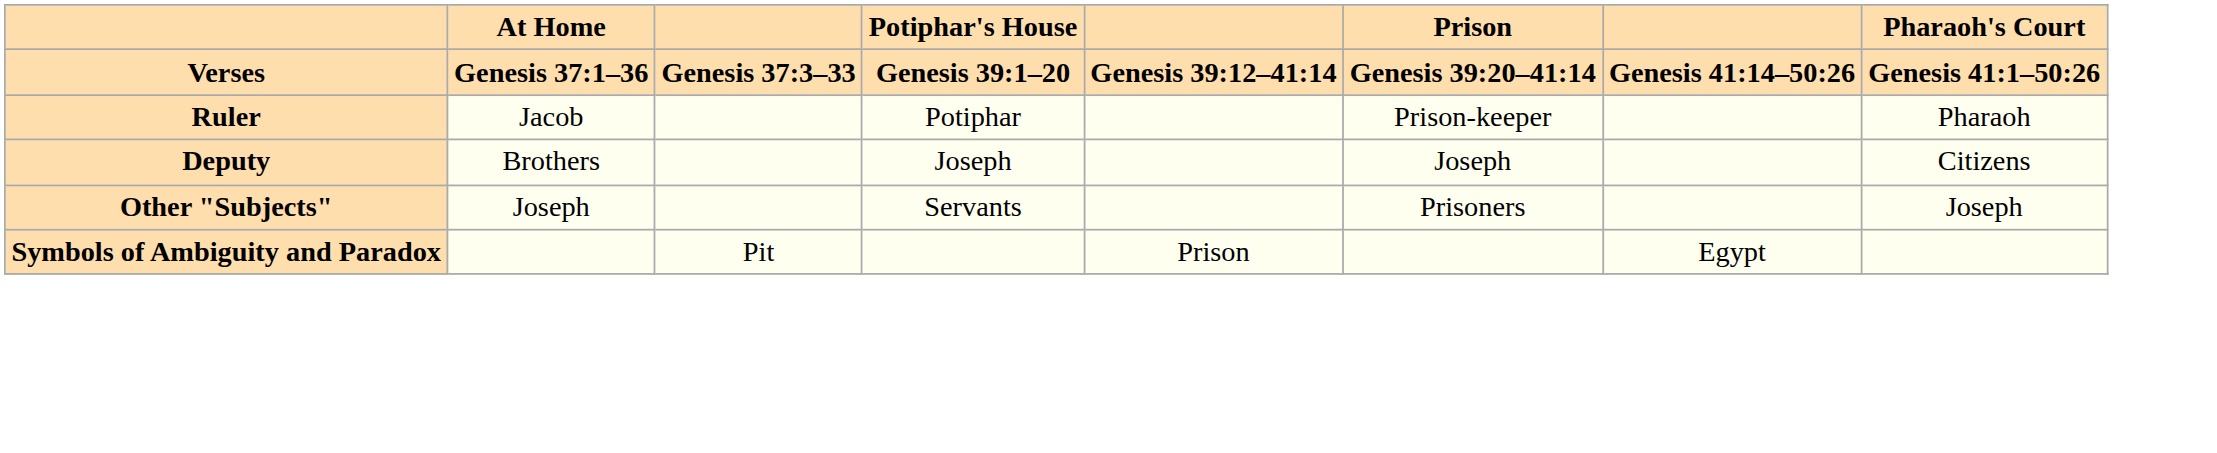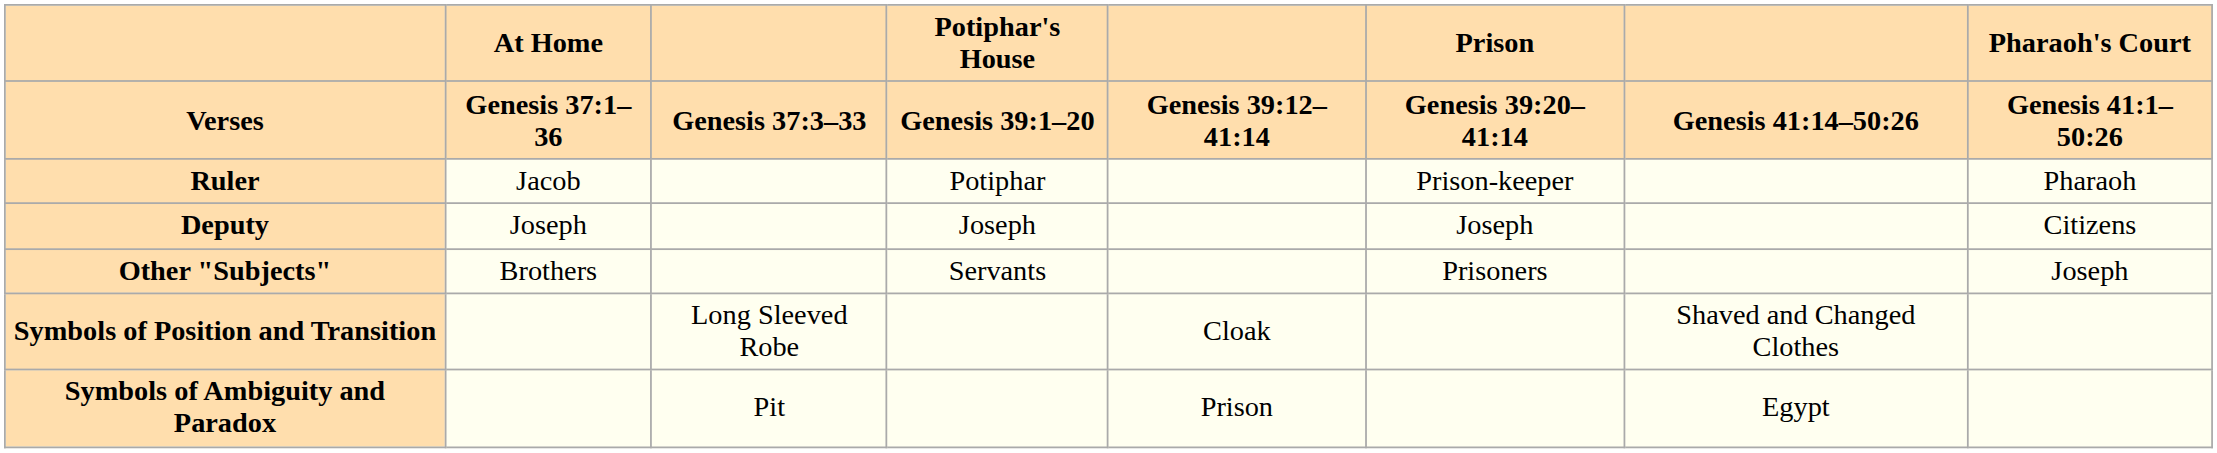(551, 161) Brothers -> (548, 225) Joseph
(551, 206) Joseph -> (548, 270) Brothers
+ row: (225, 331)
